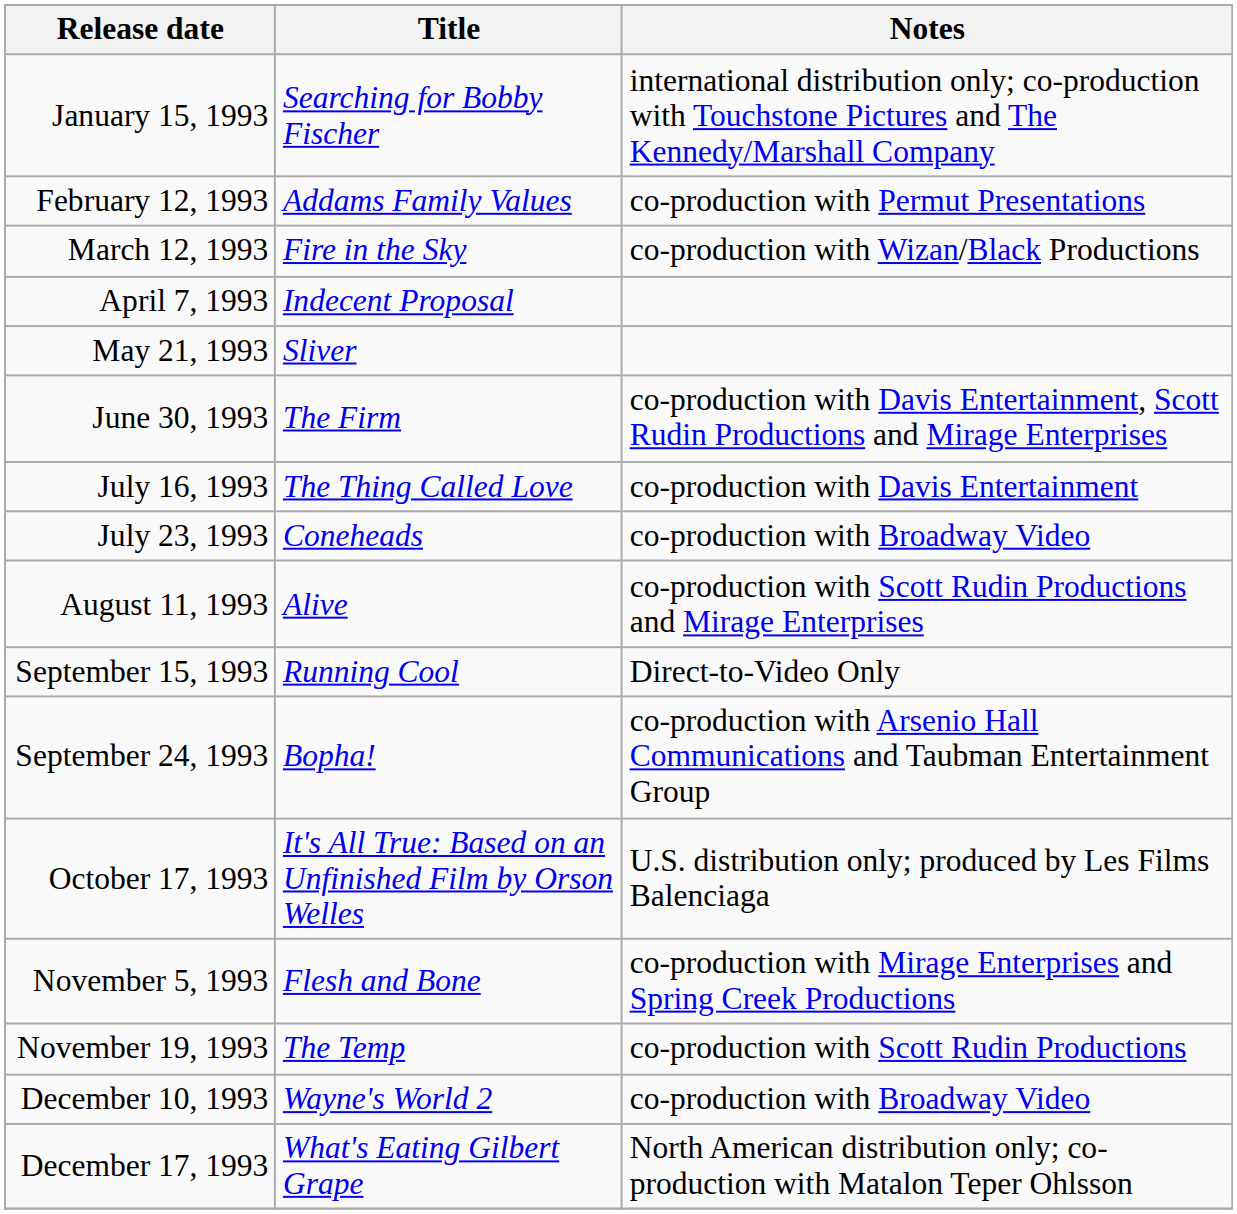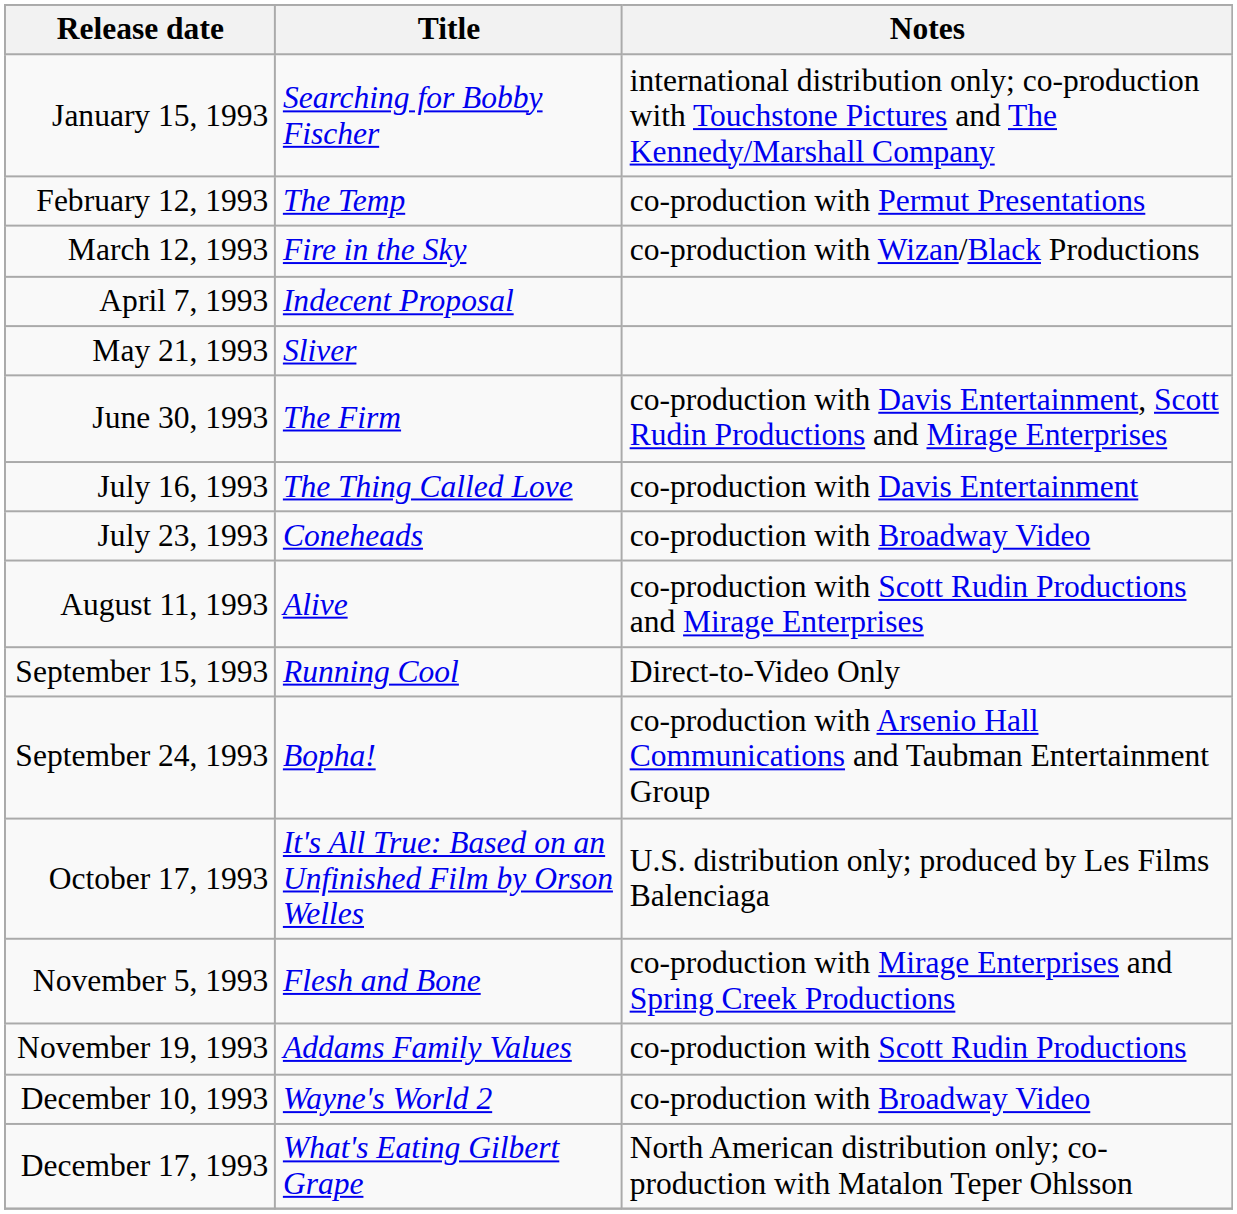(427, 200) Addams Family Values -> (344, 200) The Temp
(344, 1048) The Temp -> (427, 1048) Addams Family Values
